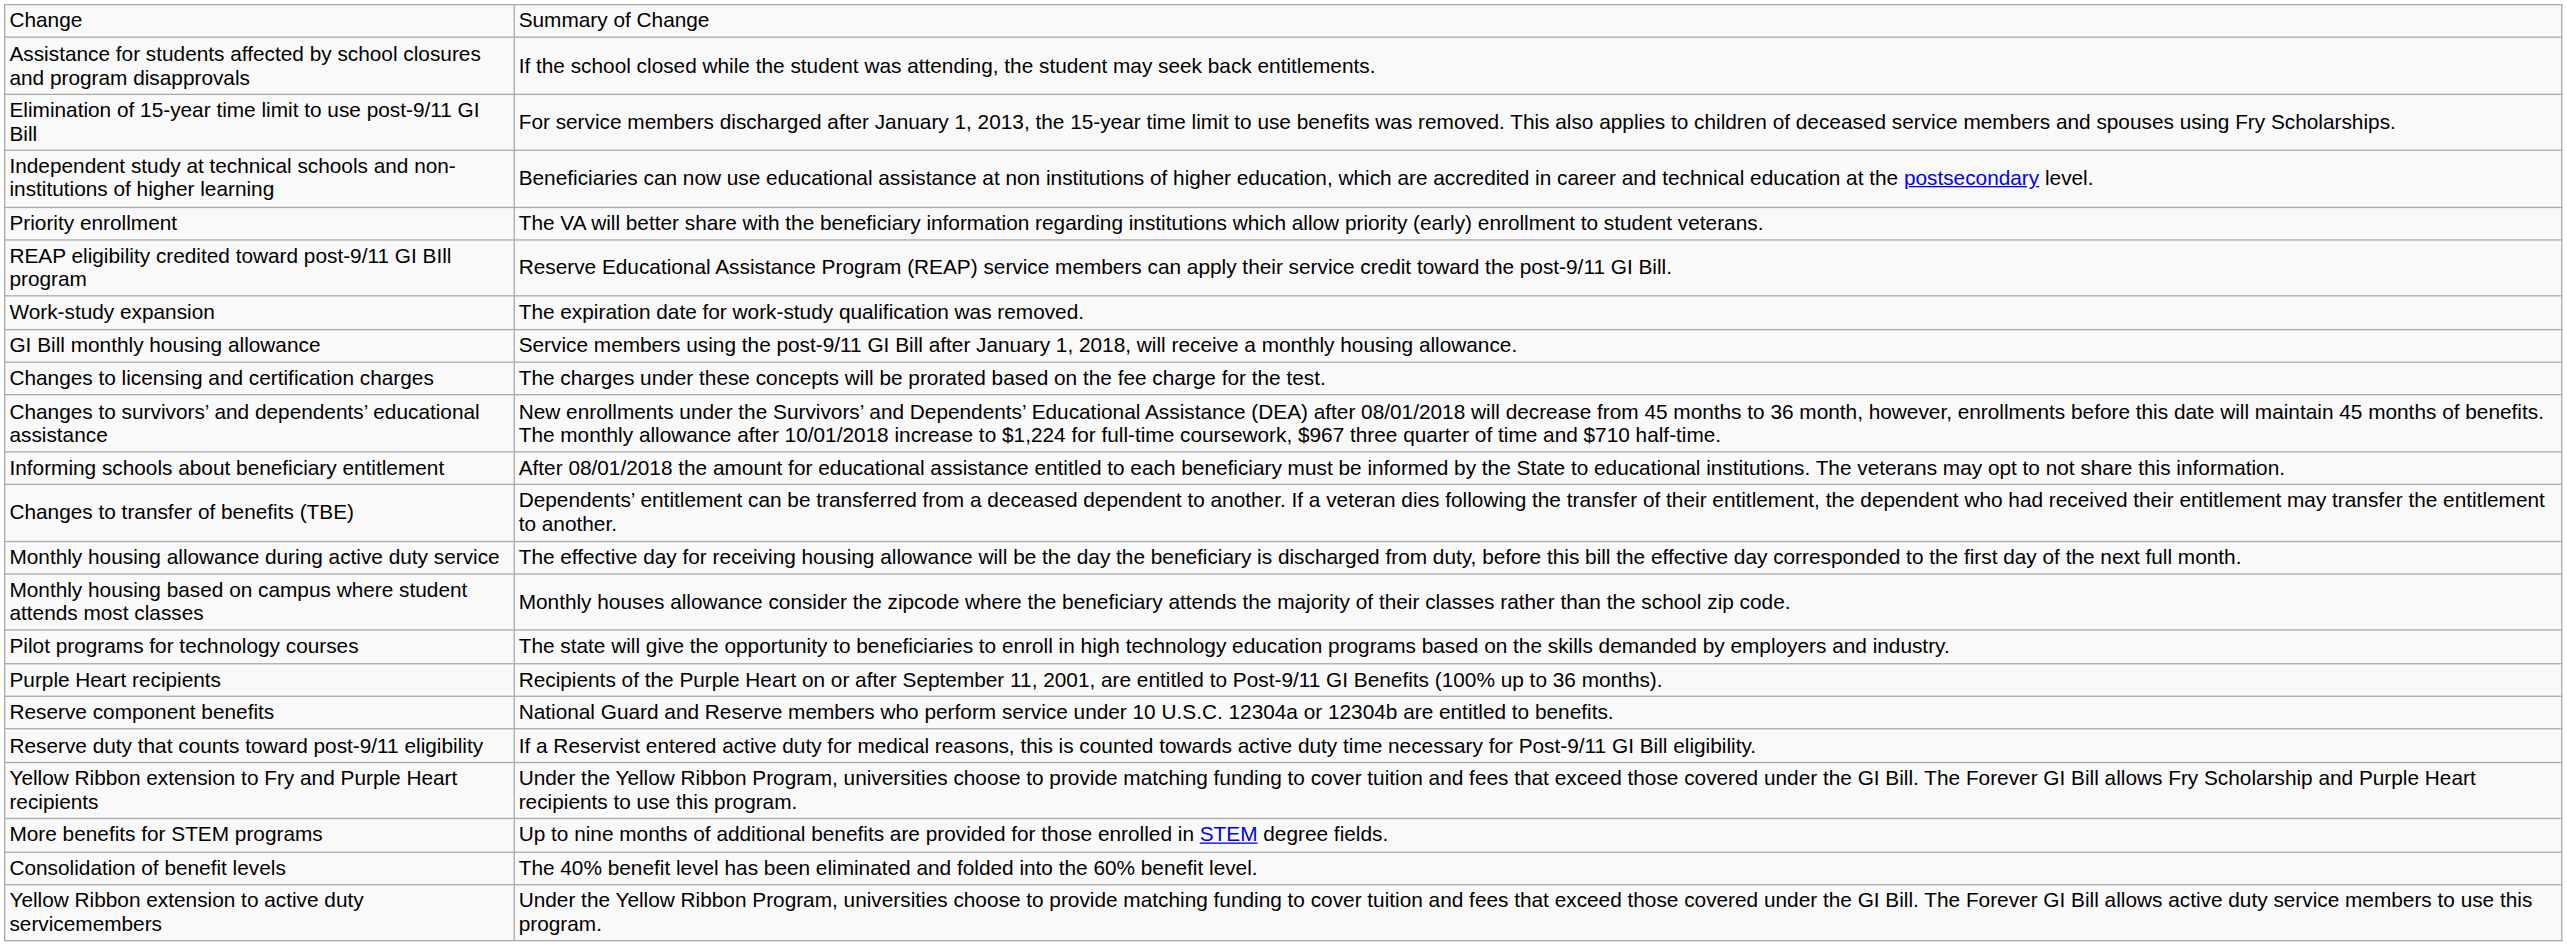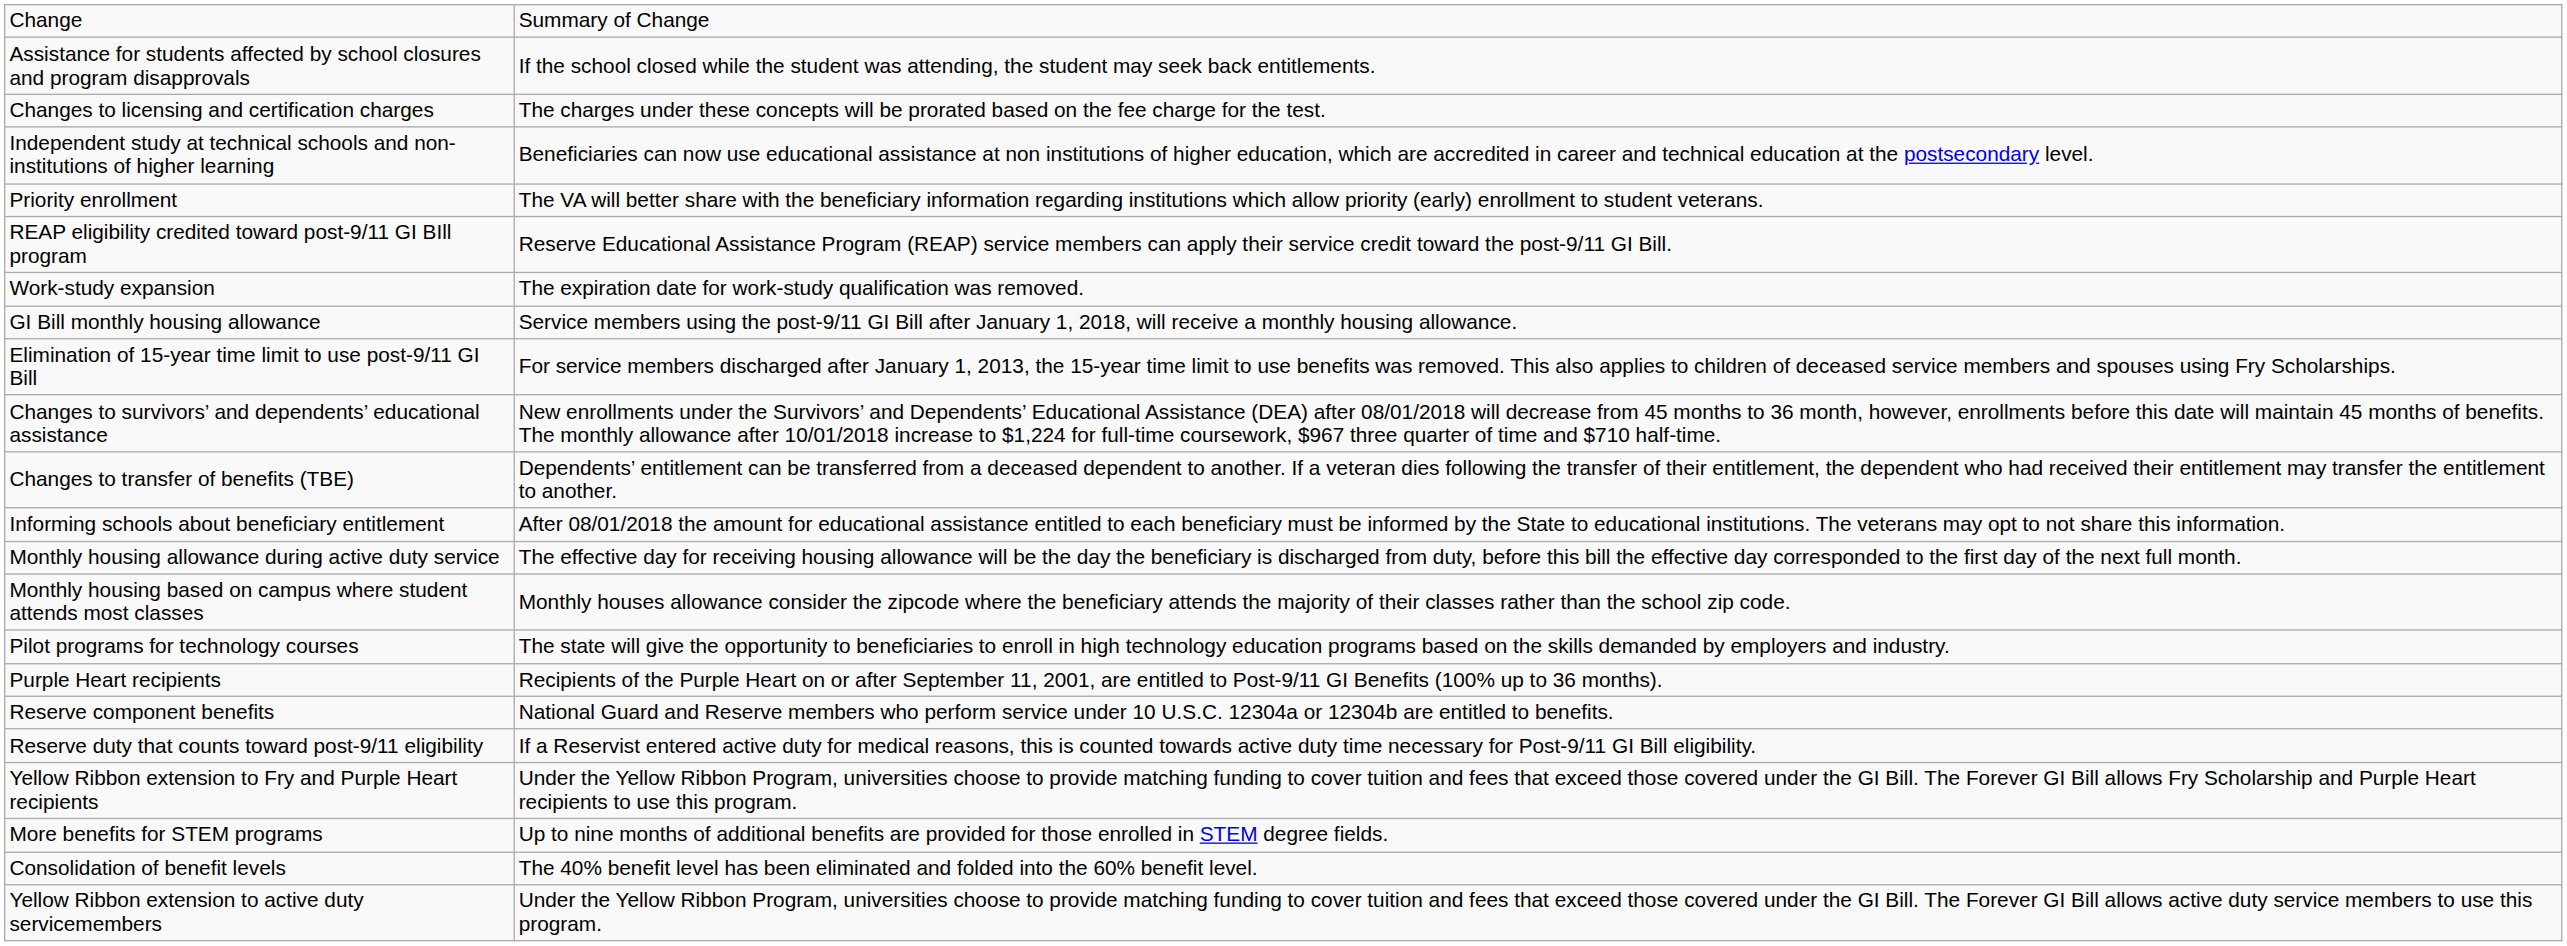rows swapped: (245, 122) <-> (222, 378)
rows swapped: (182, 512) <-> (227, 467)
